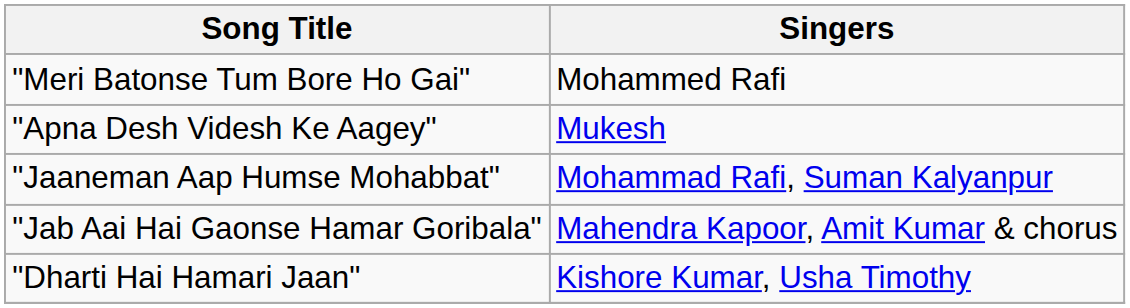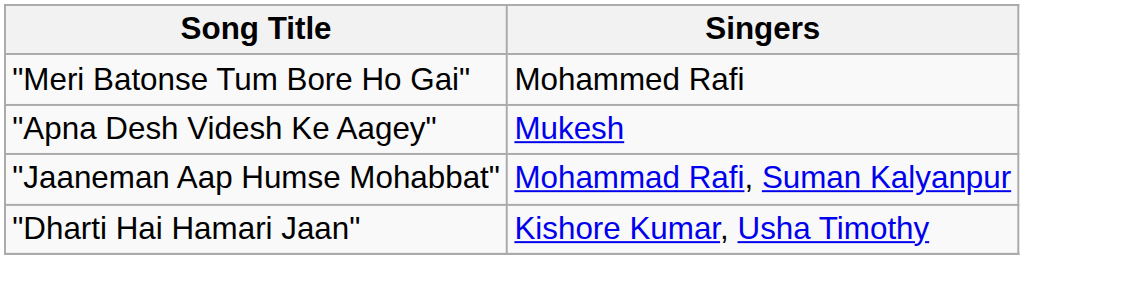- row: (277, 228)
